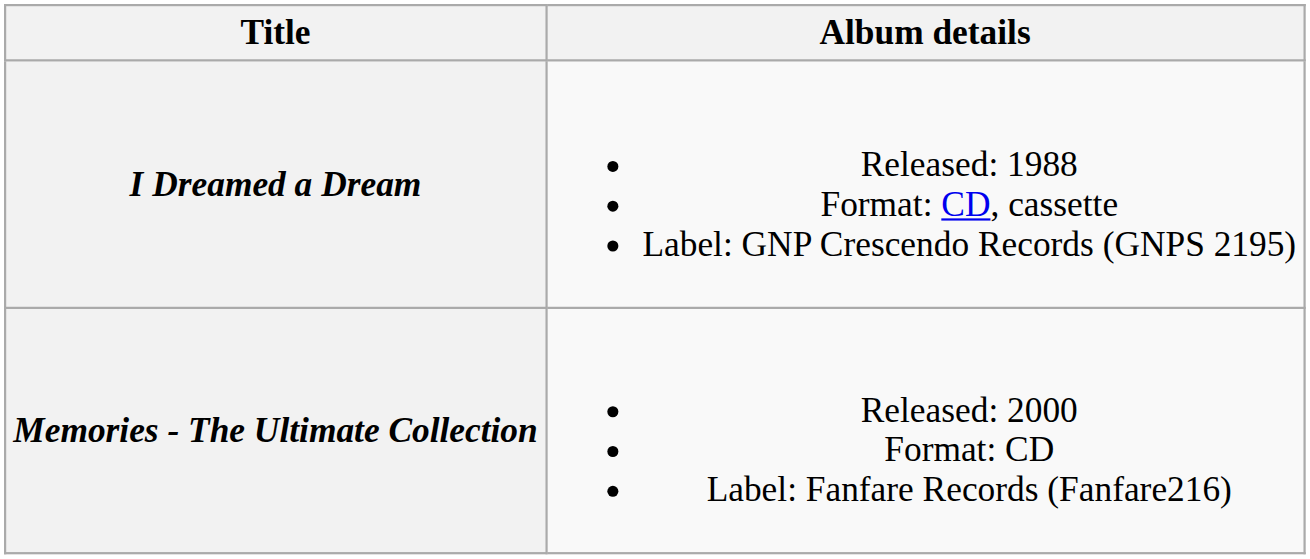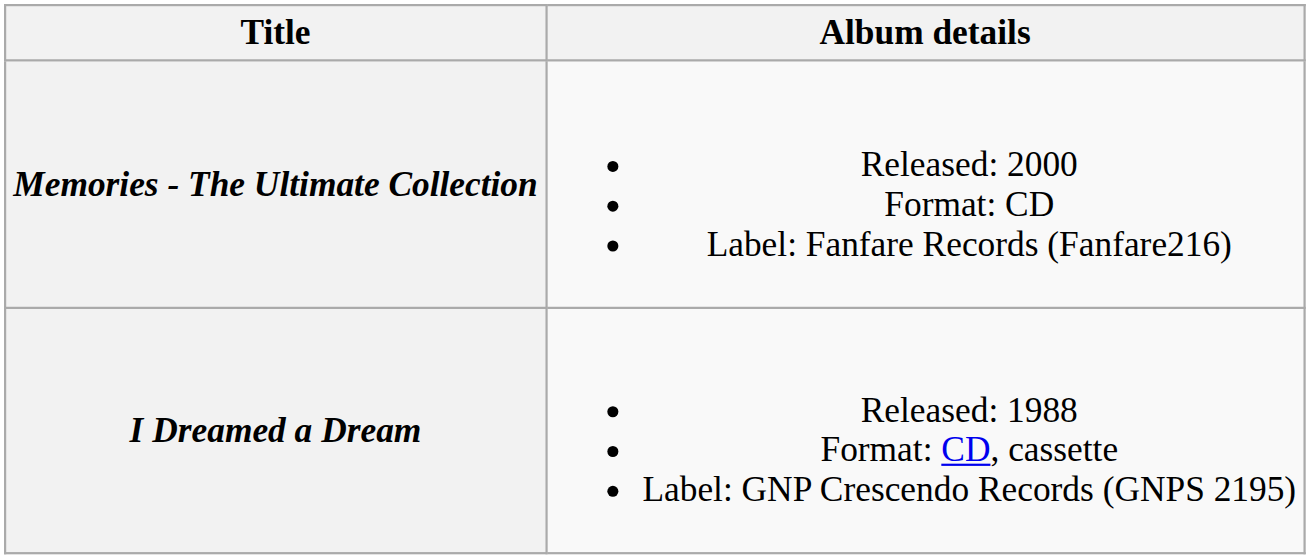rows swapped: (275, 183) <-> (275, 429)
